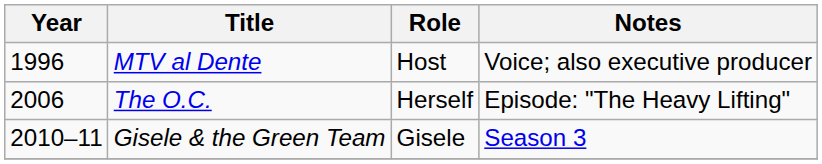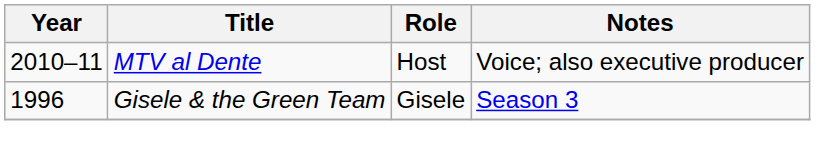(37, 61) 1996 -> (56, 61) 2010–11
- row: (163, 100)
(56, 138) 2010–11 -> (37, 100) 1996
